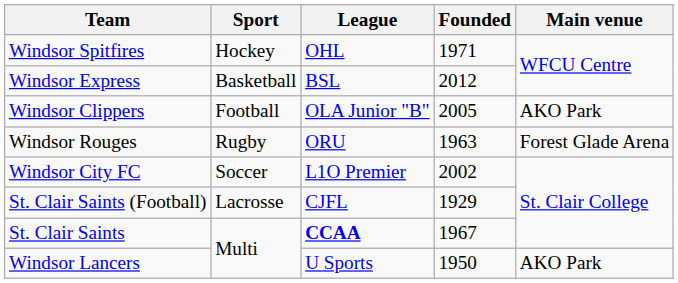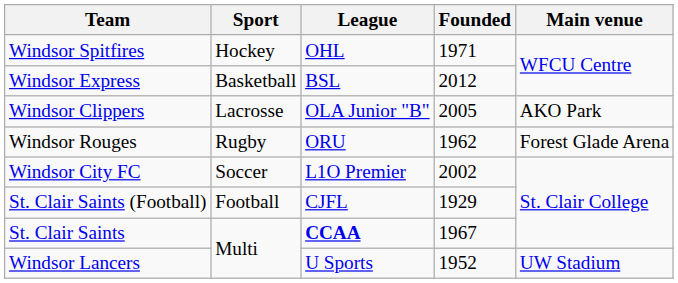(247, 111) Football -> (249, 111) Lacrosse
(458, 141) 1963 -> (458, 141) 1962
(249, 202) Lacrosse -> (247, 202) Football
(458, 263) 1950 -> (458, 263) 1952
(561, 263) AKO Park -> (570, 263) UW Stadium
